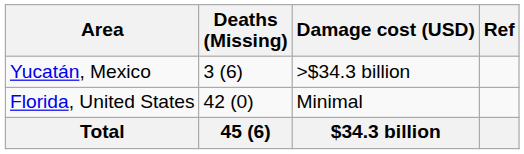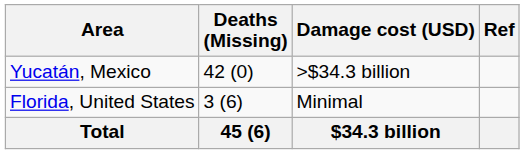(223, 71) 3 (6) -> (229, 71) 42 (0)
(229, 102) 42 (0) -> (223, 102) 3 (6)
